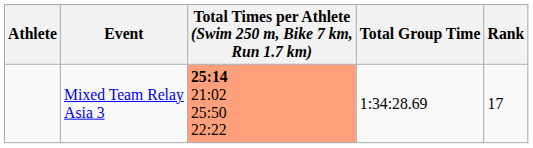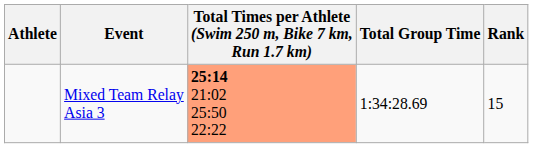(495, 103) 17 -> (495, 103) 15
